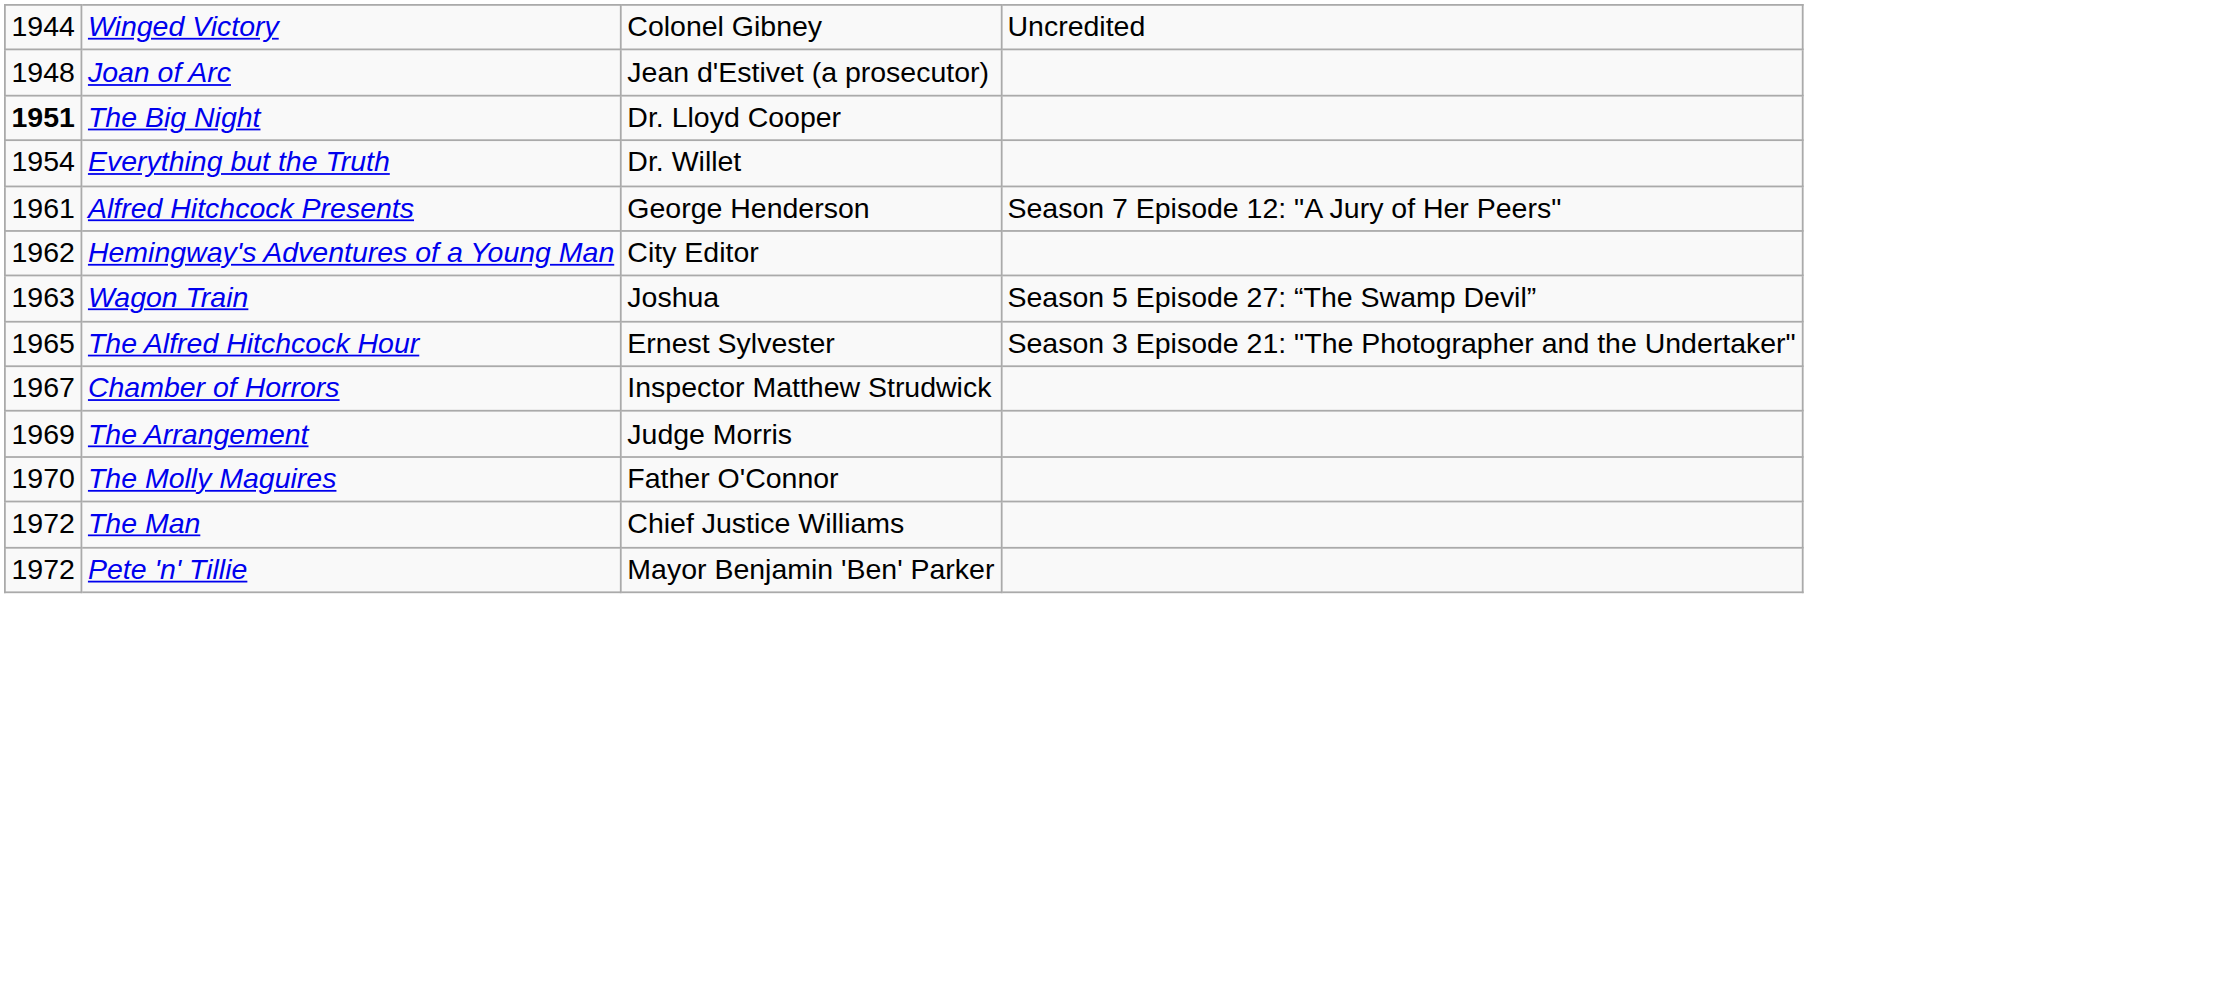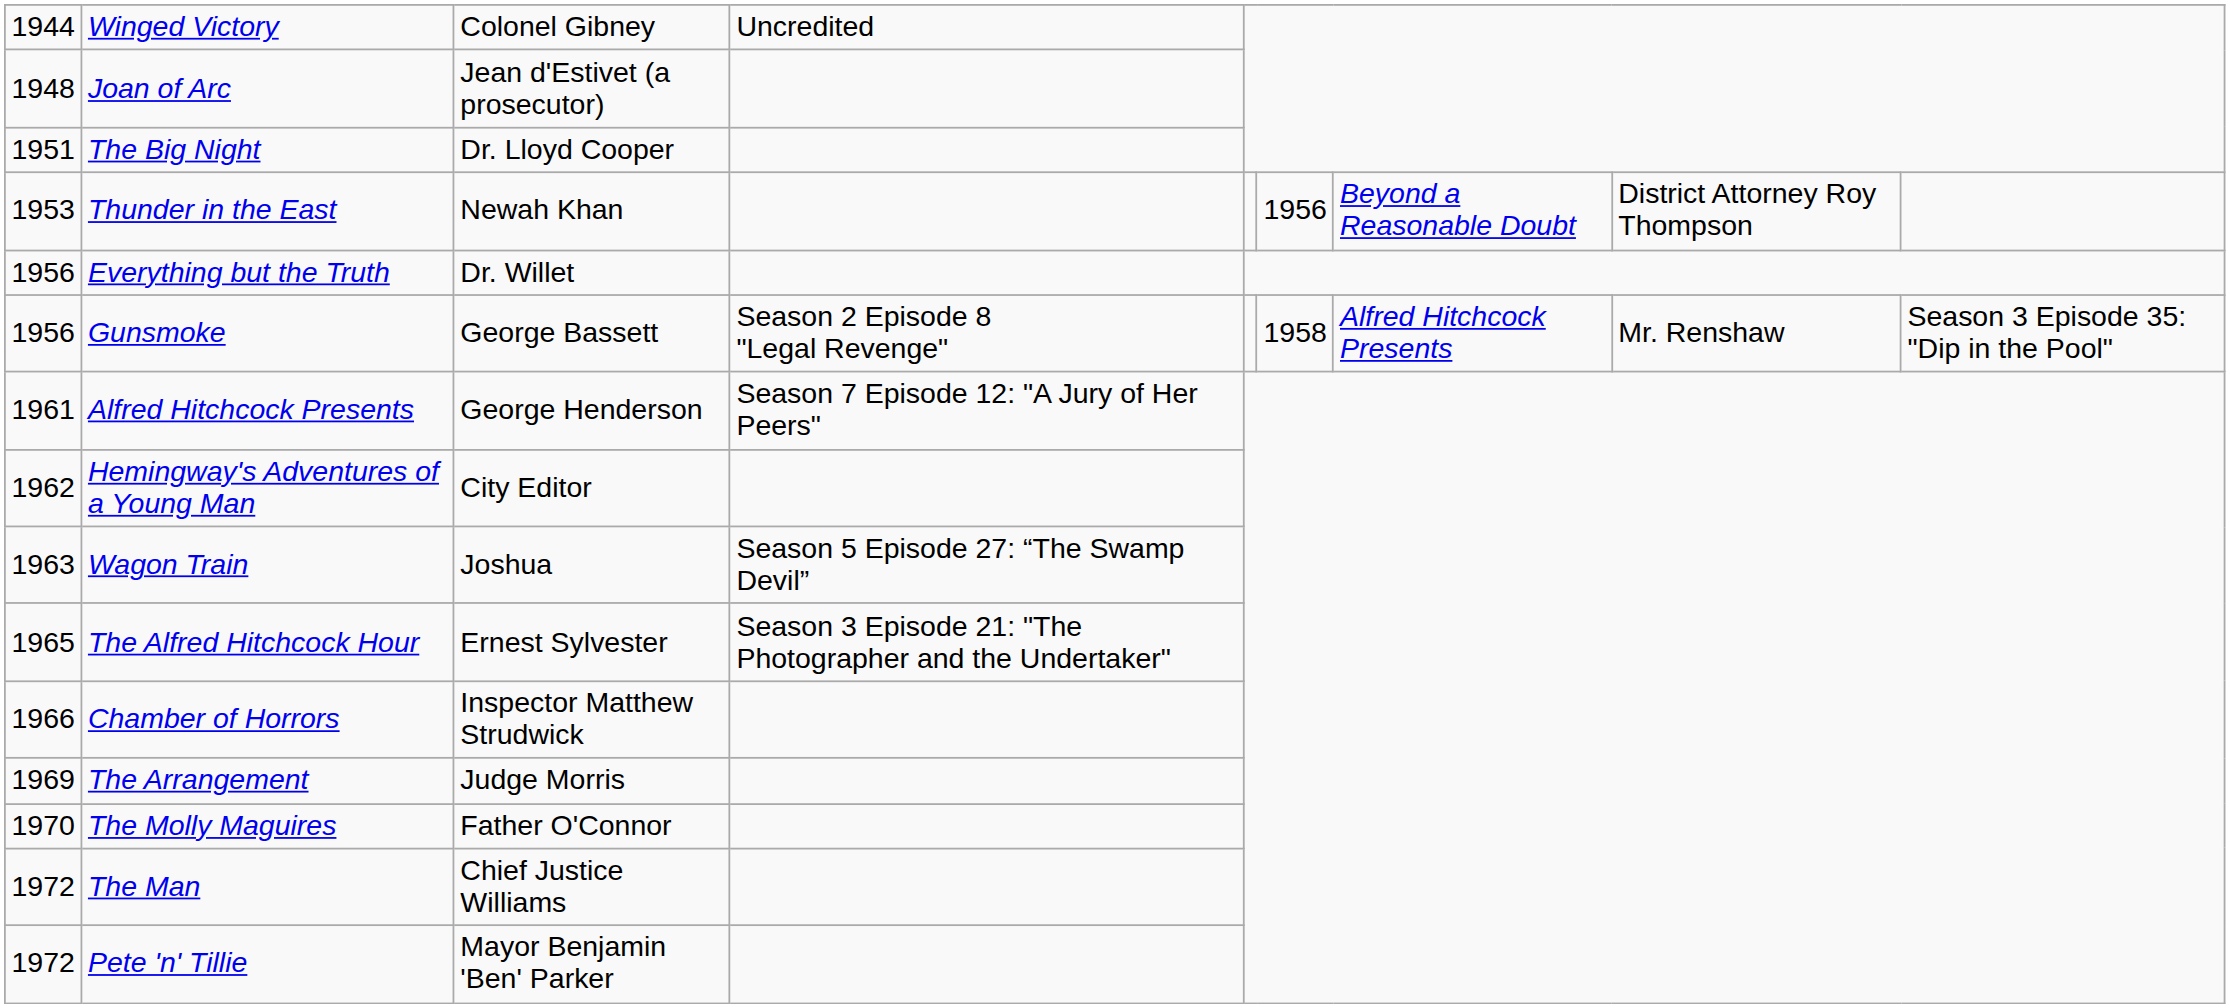(43, 117) bold -> (43, 149) normal
+ row: (212, 210)
(43, 162) 1954 -> (43, 271) 1956
+ row: (157, 333)
(43, 388) 1967 -> (43, 719) 1966
